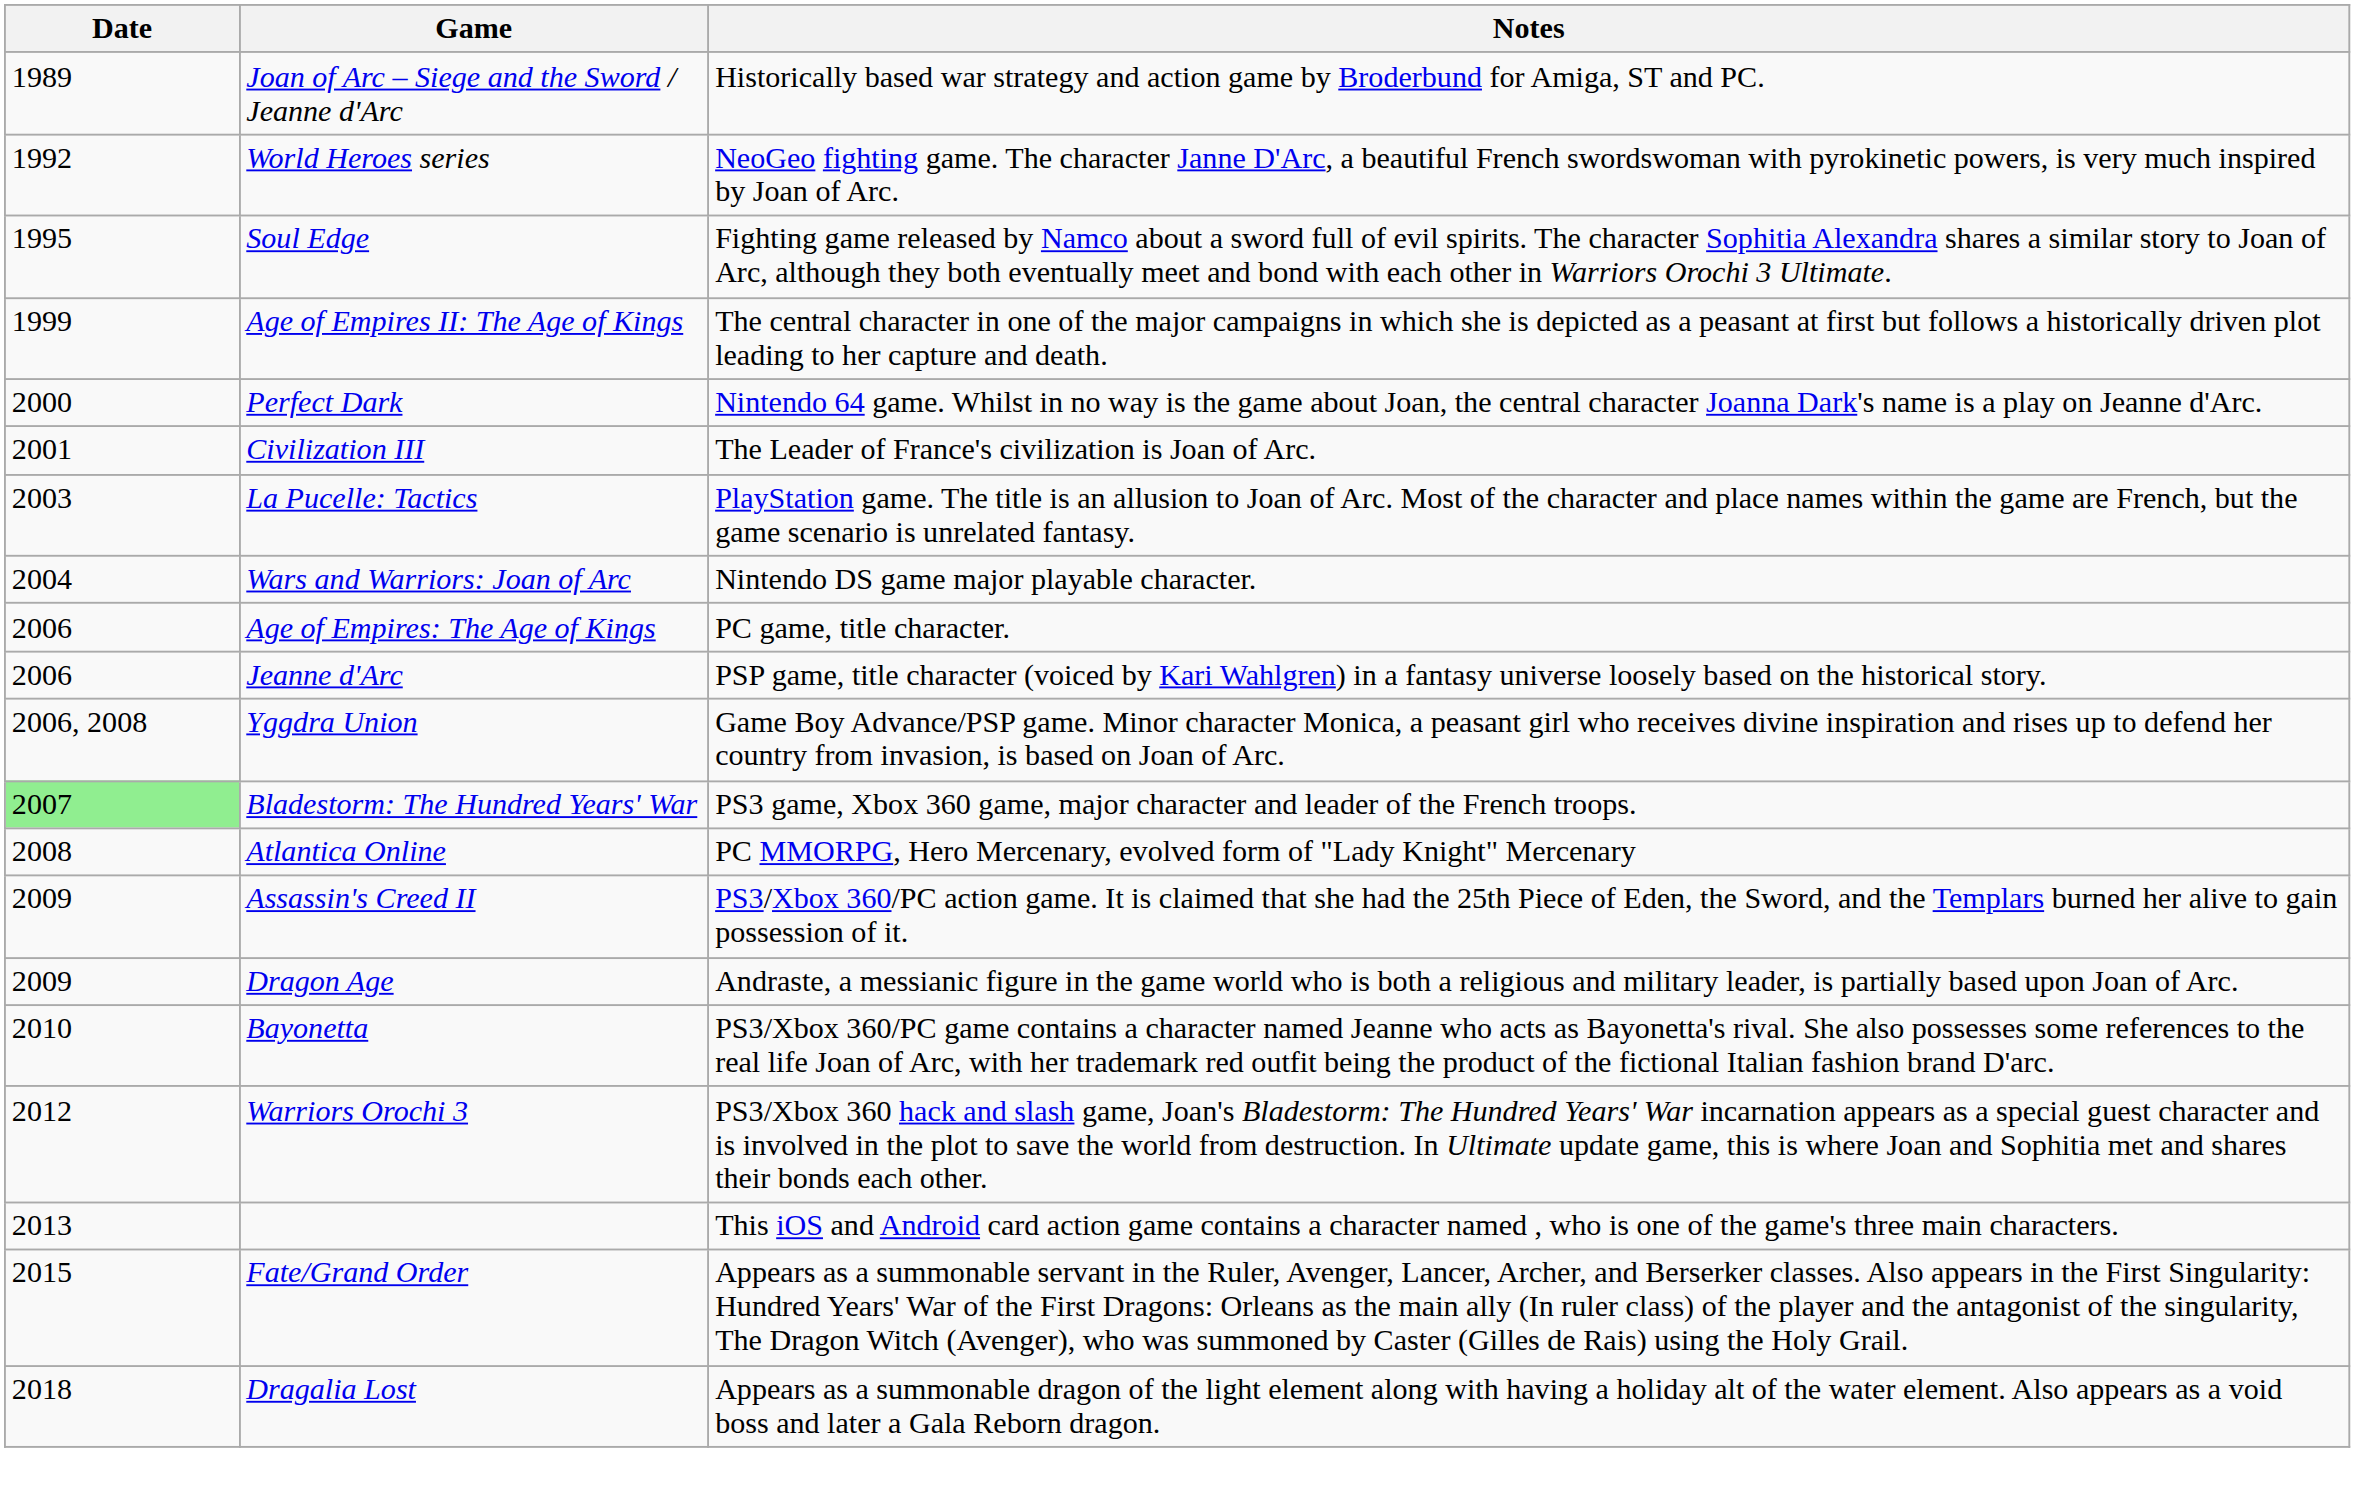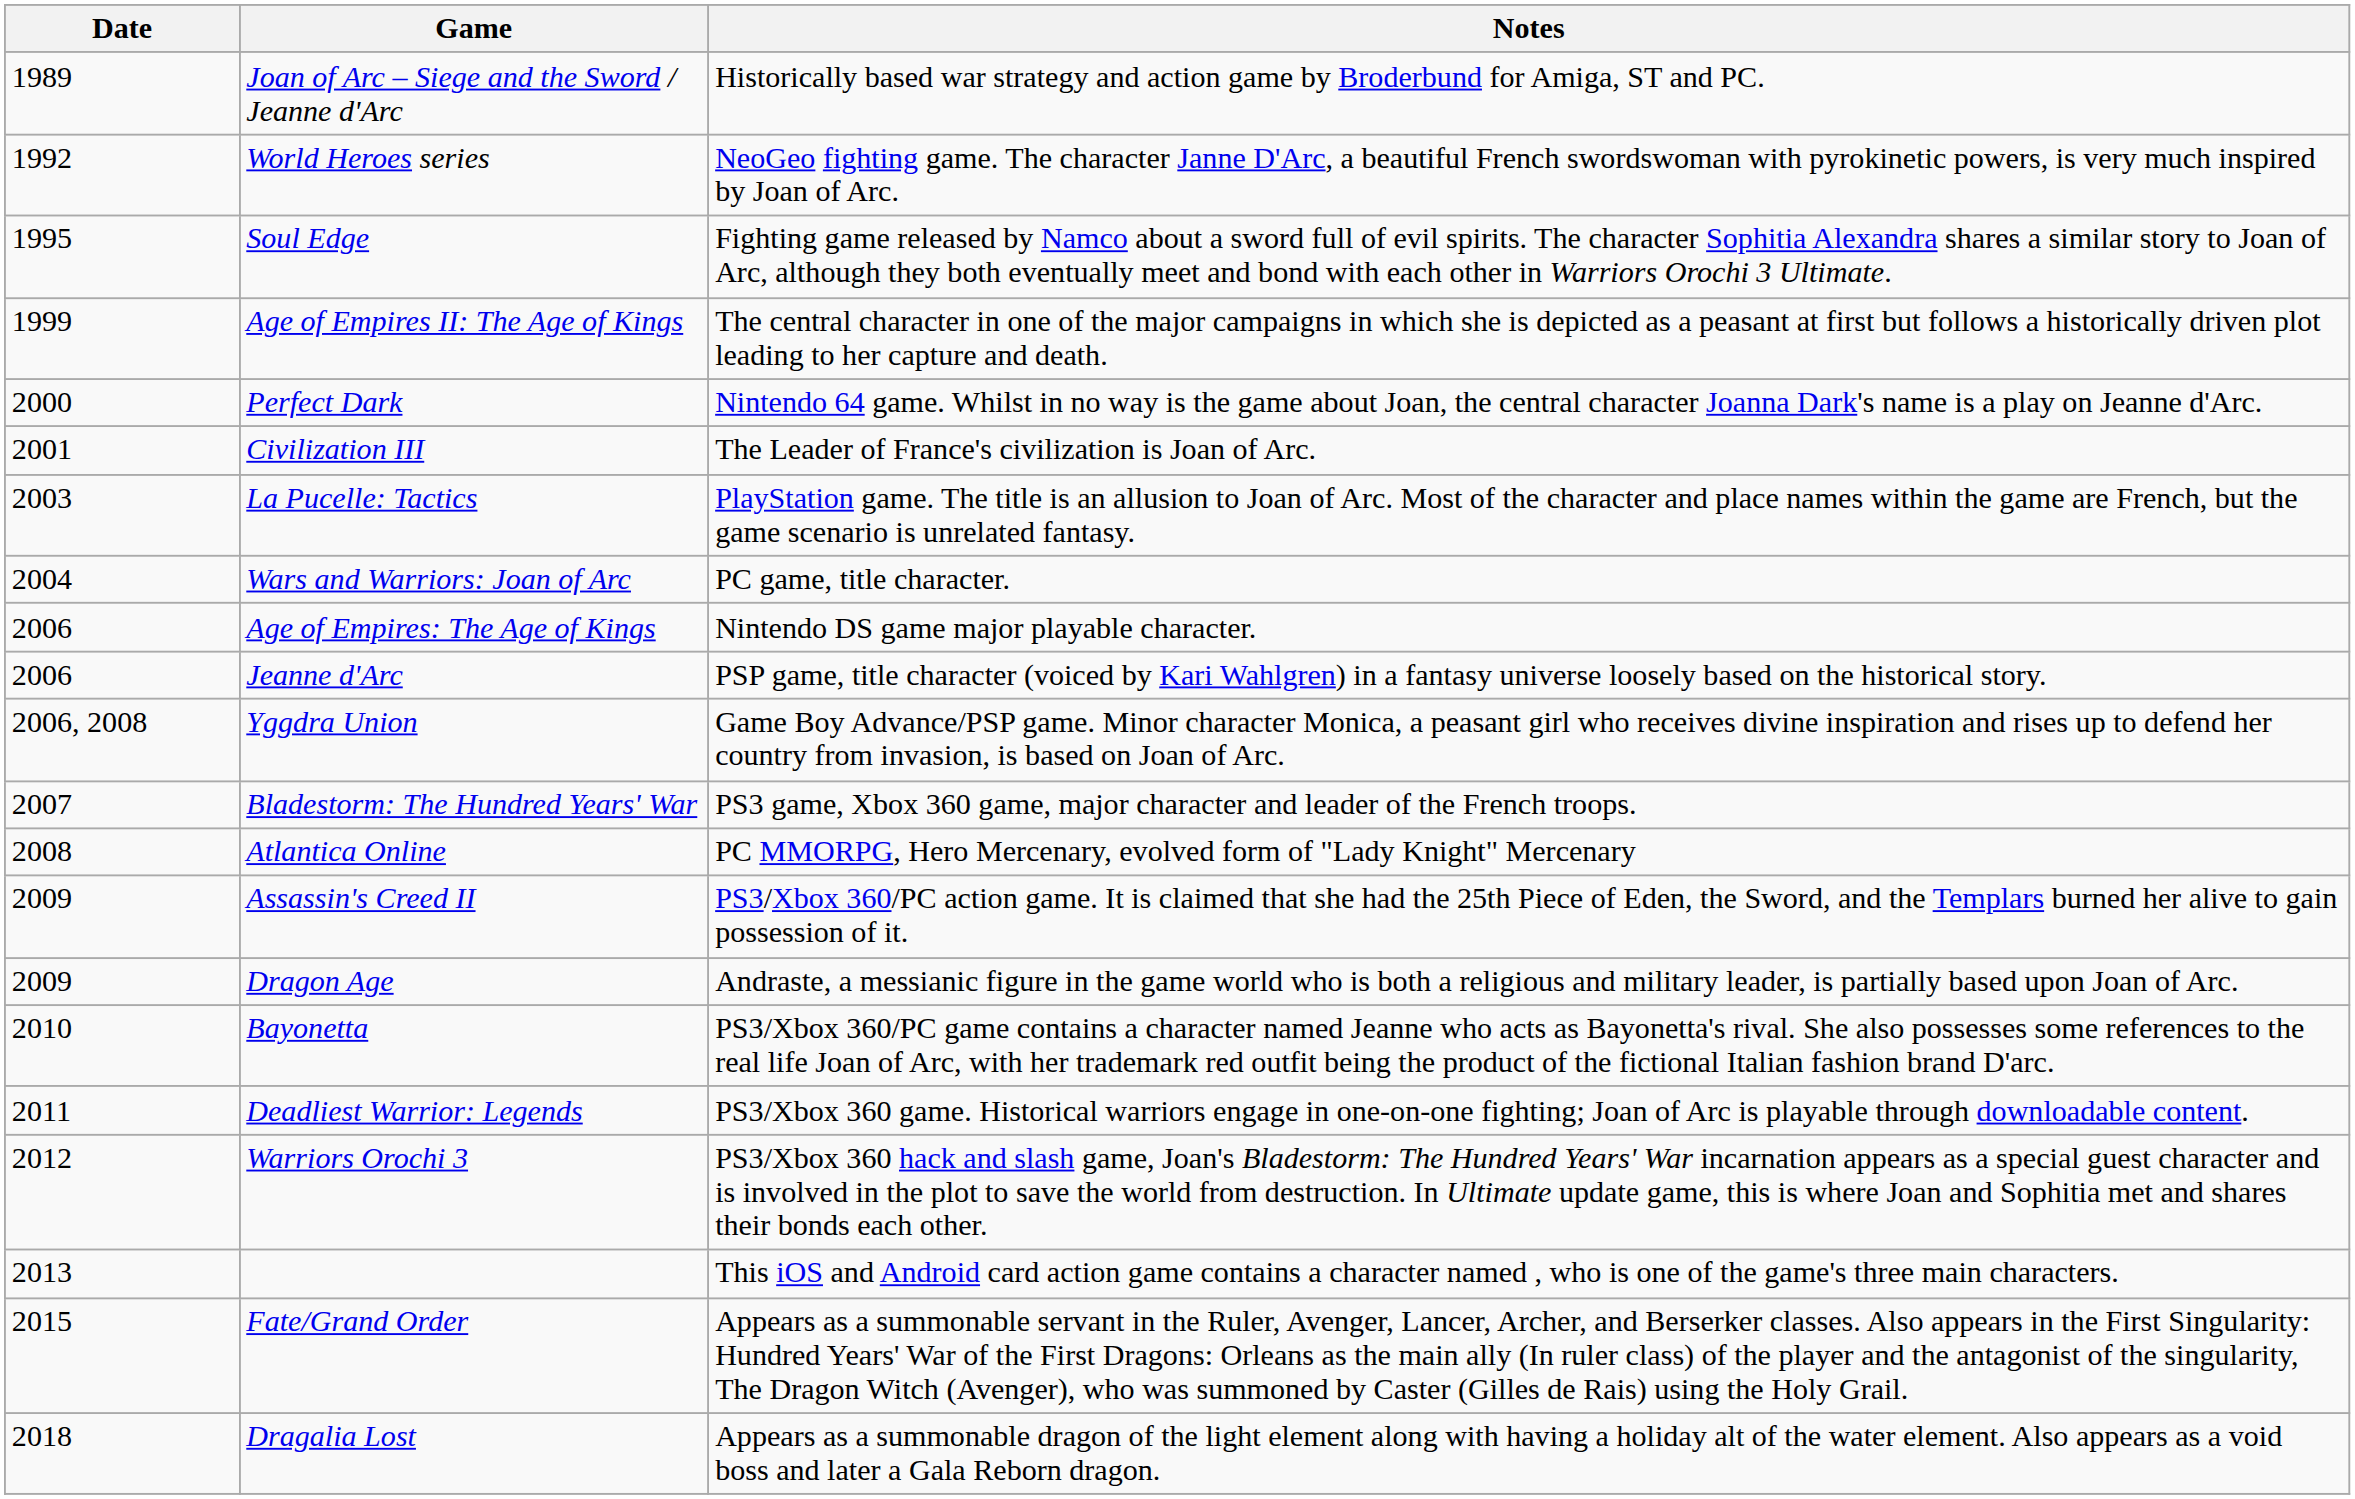(986, 579) Nintendo DS game major playable character. -> (863, 579) PC game, title character.
(863, 626) PC game, title character. -> (986, 626) Nintendo DS game major playable character.
(42, 803) lightgreen background -> (42, 803) no background
+ row: (415, 1110)
